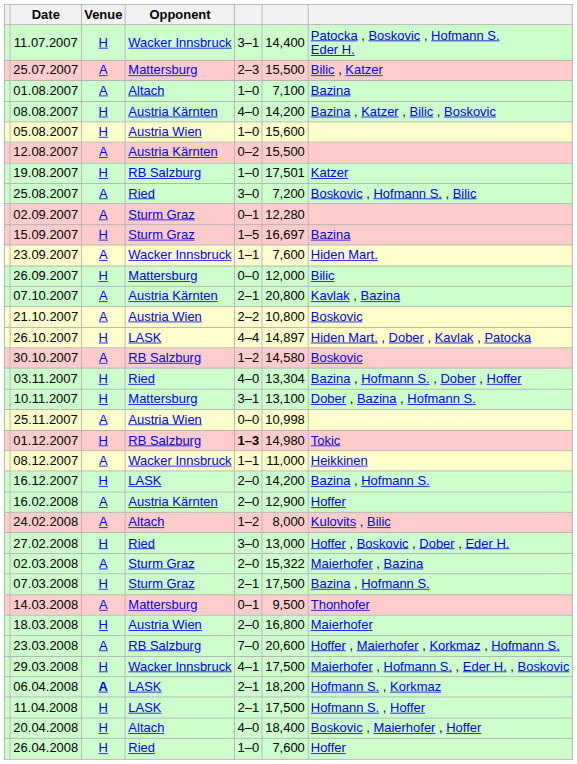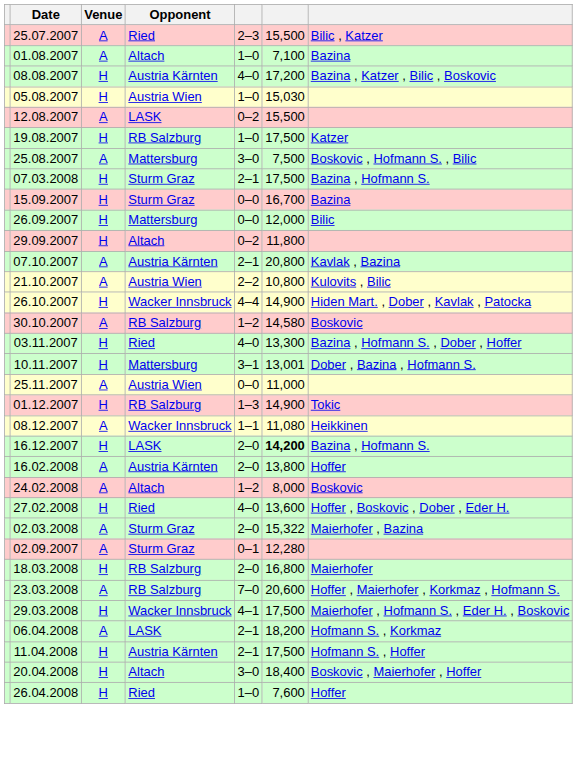- row: (46, 42)
(163, 70) Mattersburg -> (142, 35) Ried
(285, 111) 14,200 -> (285, 76) 17,200
(285, 132) 15,600 -> (285, 96) 15,030
(173, 152) Austria Kärnten -> (145, 117) LASK
(285, 173) 17,501 -> (285, 138) 17,500
(142, 193) Ried -> (163, 158) Mattersburg
(289, 193) 7,200 -> (289, 158) 7,500
rows swapped: (46, 214) <-> (46, 584)
(248, 234) 1–5 -> (248, 199) 0–0
(285, 234) 16,697 -> (285, 199) 16,700
- row: (46, 255)
+ row: (46, 240)
(337, 317) Boskovic -> (351, 281) Kulovits , Bilic
(145, 337) LASK -> (180, 302) Wacker Innsbruck
(285, 337) 14,897 -> (285, 302) 14,900
(285, 378) 13,304 -> (285, 343) 13,300
(285, 399) 13,100 -> (285, 364) 13,001
(285, 419) 10,998 -> (285, 384) 11,000
(248, 440) bold -> (248, 405) normal
(285, 440) 14,980 -> (285, 405) 14,900
(285, 460) 11,000 -> (285, 425) 11,080
(285, 481) normal -> (285, 446) bold
(285, 502) 12,900 -> (285, 466) 13,800
(351, 522) Kulovits , Bilic -> (337, 487) Boskovic
(248, 543) 3–0 -> (248, 508) 4–0
(285, 543) 13,000 -> (285, 508) 13,600
- row: (46, 604)
(165, 625) Austria Wien -> (165, 569) RB Salzburg
(103, 687) bold -> (103, 631) normal
(145, 707) LASK -> (173, 651) Austria Kärnten
(248, 728) 4–0 -> (248, 672) 3–0
